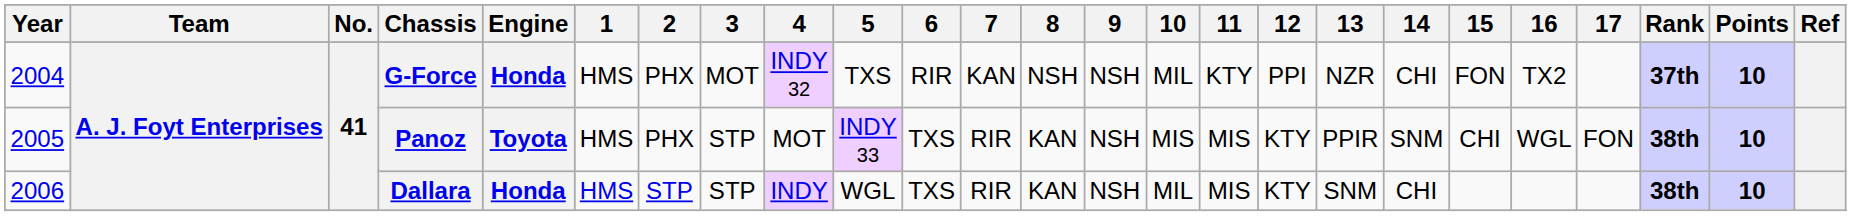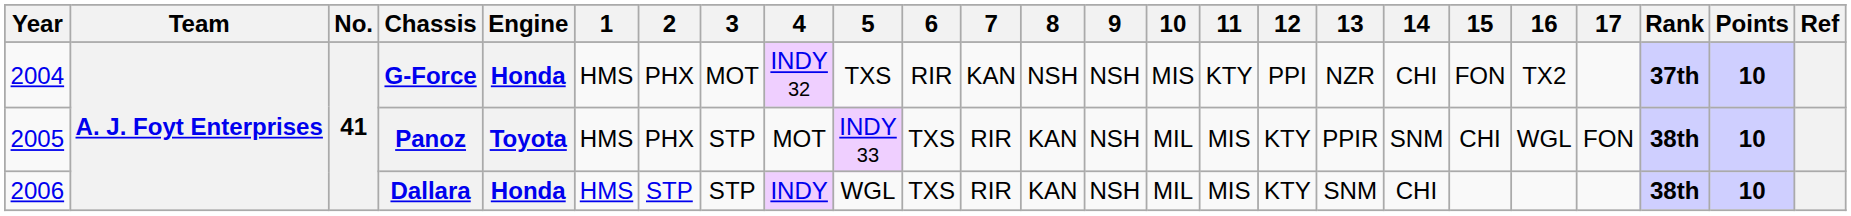(1173, 75) MIL -> (1173, 75) MIS
(1173, 139) MIS -> (1173, 139) MIL
